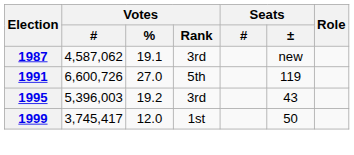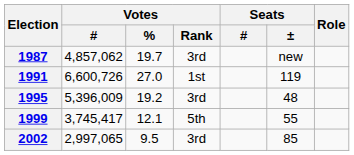(94, 56) 4,587,062 -> (94, 56) 4,857,062
(149, 56) 19.1 -> (149, 56) 19.7
(196, 77) 5th -> (196, 77) 1st
(94, 98) 5,396,003 -> (94, 98) 5,396,009
(291, 98) 43 -> (291, 98) 48
(149, 118) 12.0 -> (149, 118) 12.1
(196, 118) 1st -> (196, 118) 5th
(291, 118) 50 -> (291, 118) 55
+ row: (33, 139)
